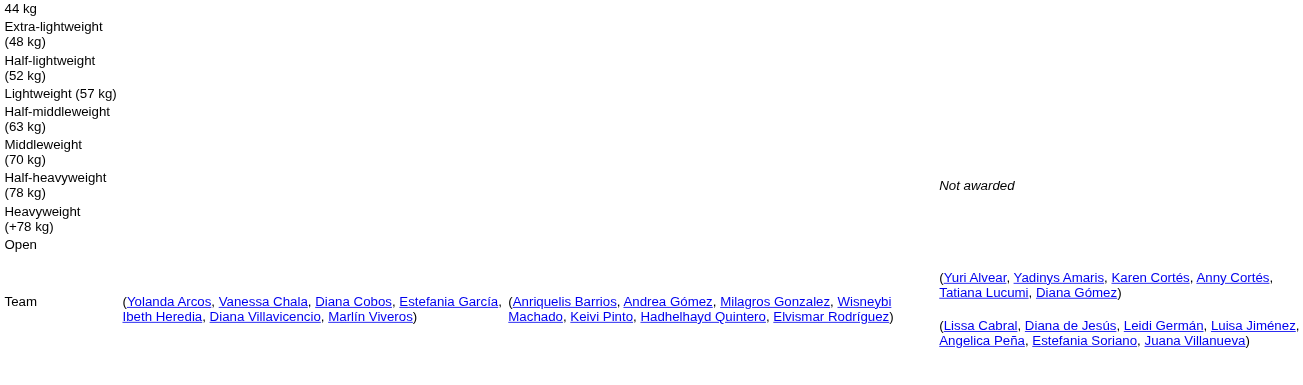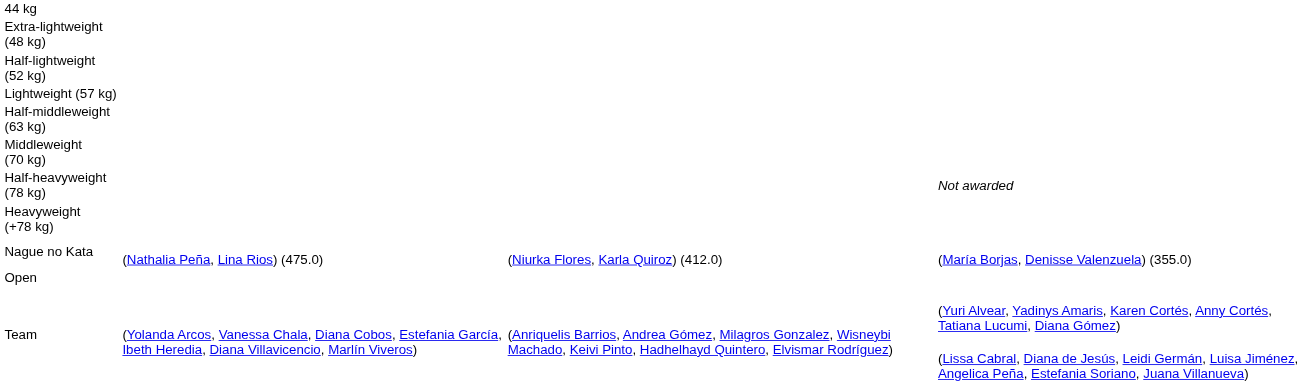+ row: (49, 252)
